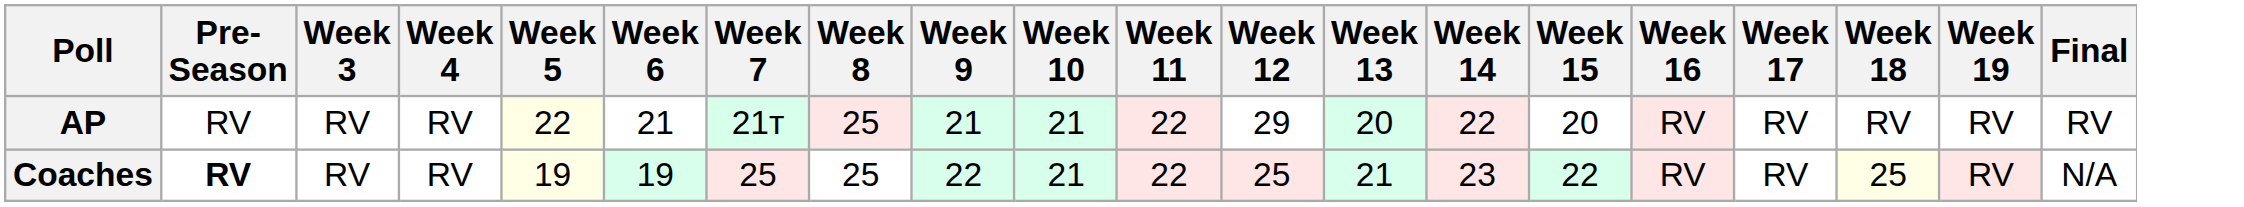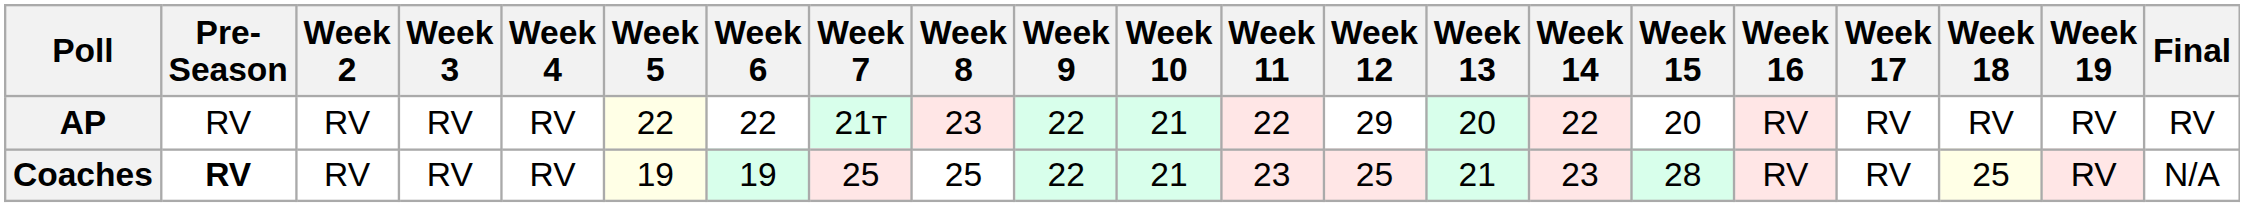+ column: (347, 51)
(655, 122) 21 -> (758, 122) 22
(861, 122) 25 -> (964, 122) 23
(964, 122) 21 -> (1066, 122) 22
(1169, 175) 22 -> (1272, 175) 23
(1580, 175) 22 -> (1683, 175) 28
